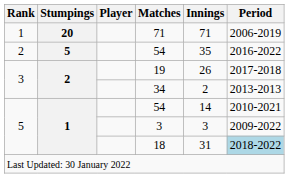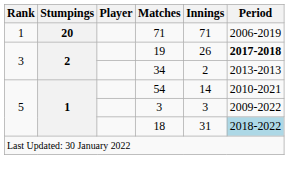- row: (21, 51)
(255, 70) normal -> (255, 51) bold
